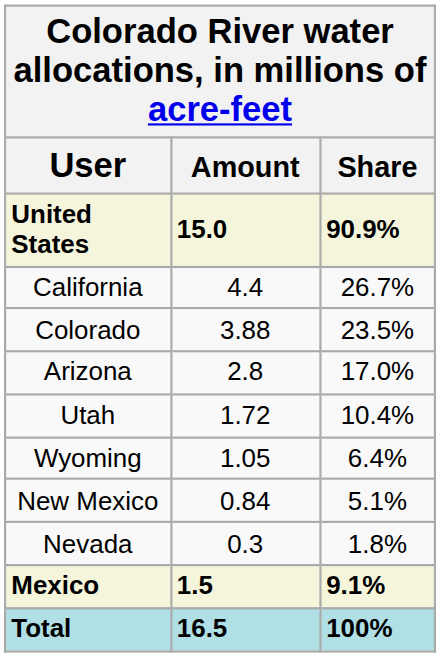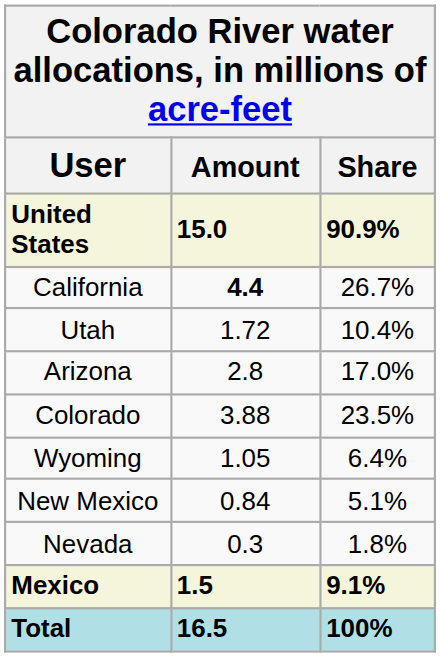(245, 287) normal -> (245, 287) bold
rows swapped: (88, 330) <-> (88, 416)
